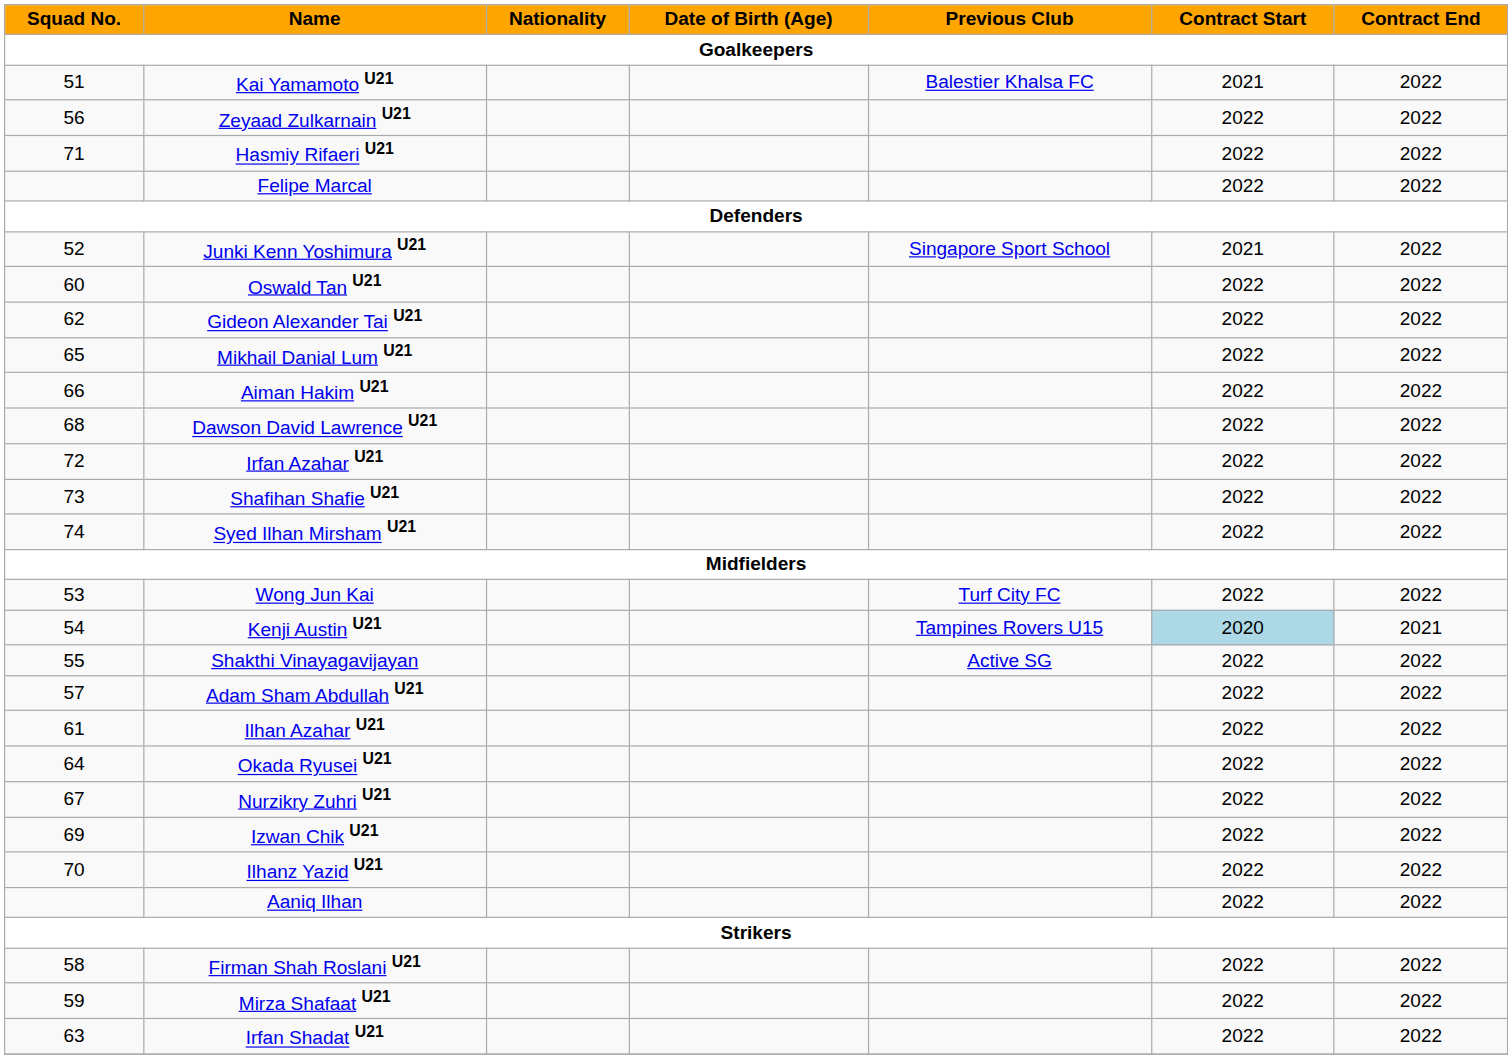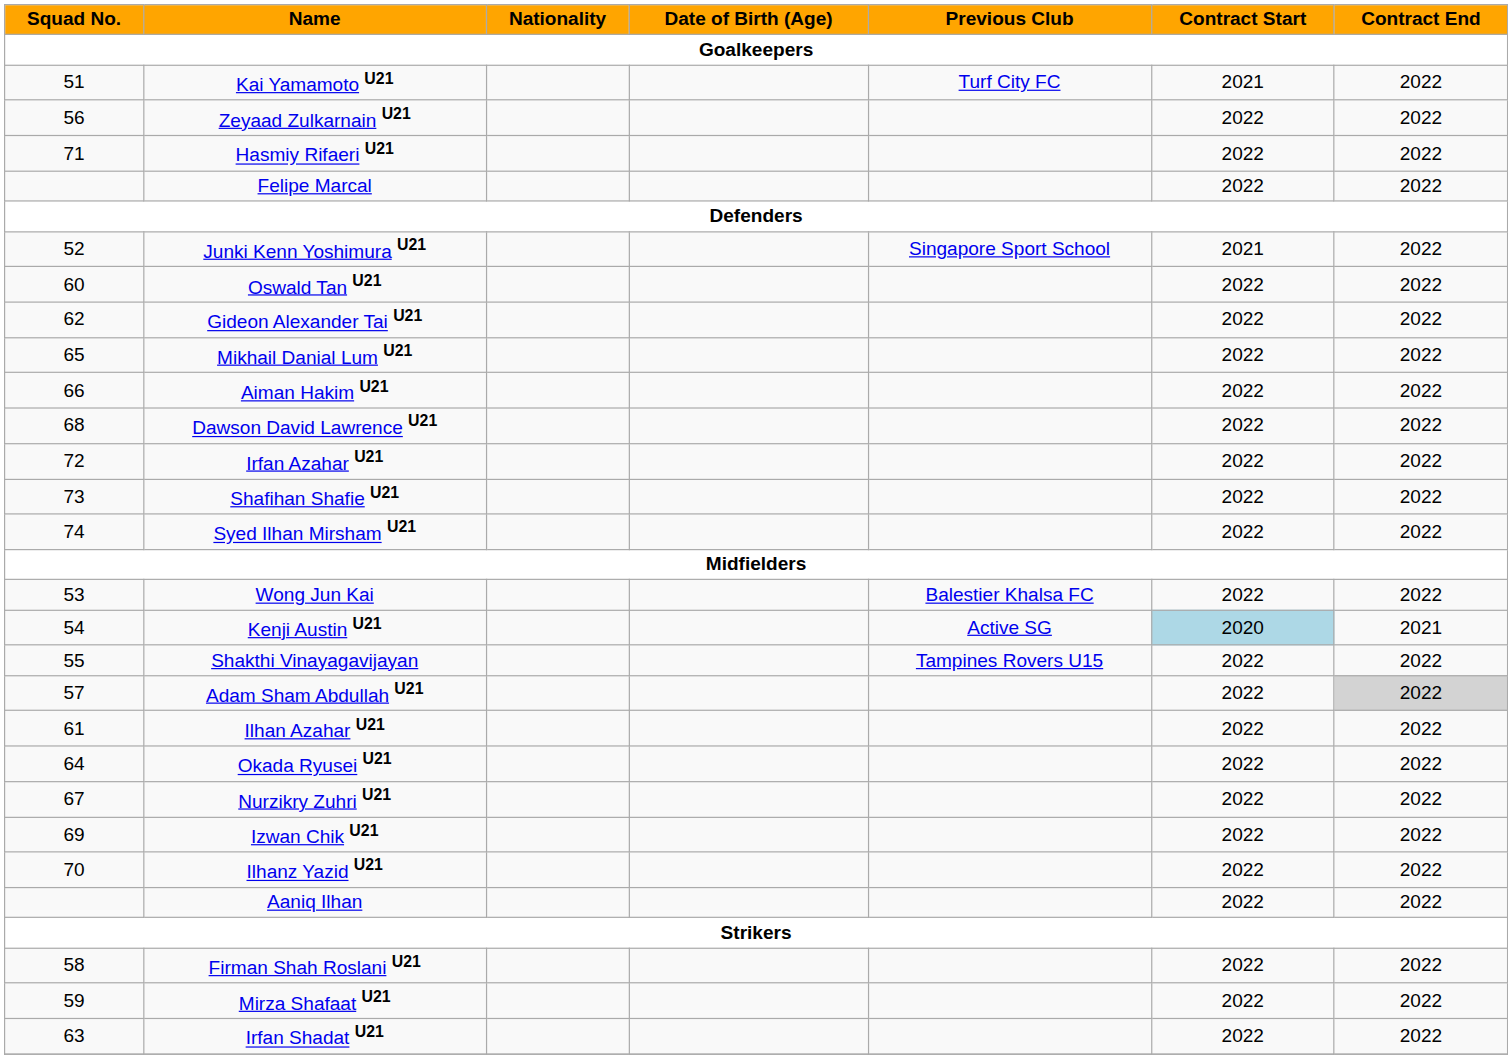(1010, 82) Balestier Khalsa FC -> (1010, 82) Turf City FC
(1010, 594) Turf City FC -> (1010, 594) Balestier Khalsa FC
(1010, 627) Tampines Rovers U15 -> (1010, 627) Active SG
(1010, 660) Active SG -> (1010, 660) Tampines Rovers U15
(1421, 693) no background -> (1421, 693) lightgrey background
